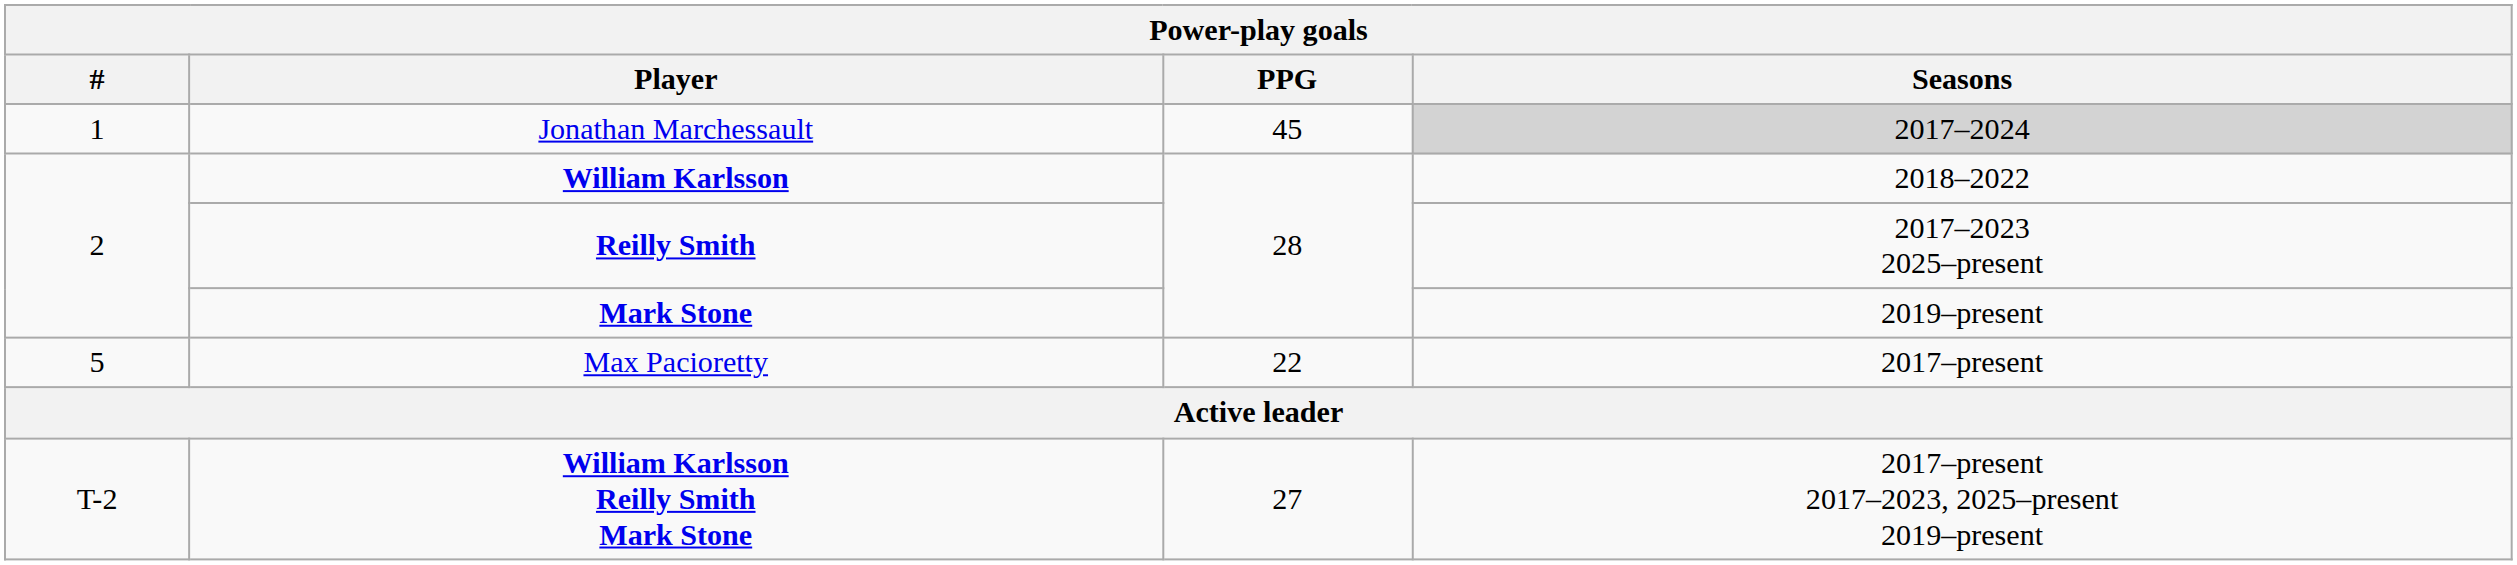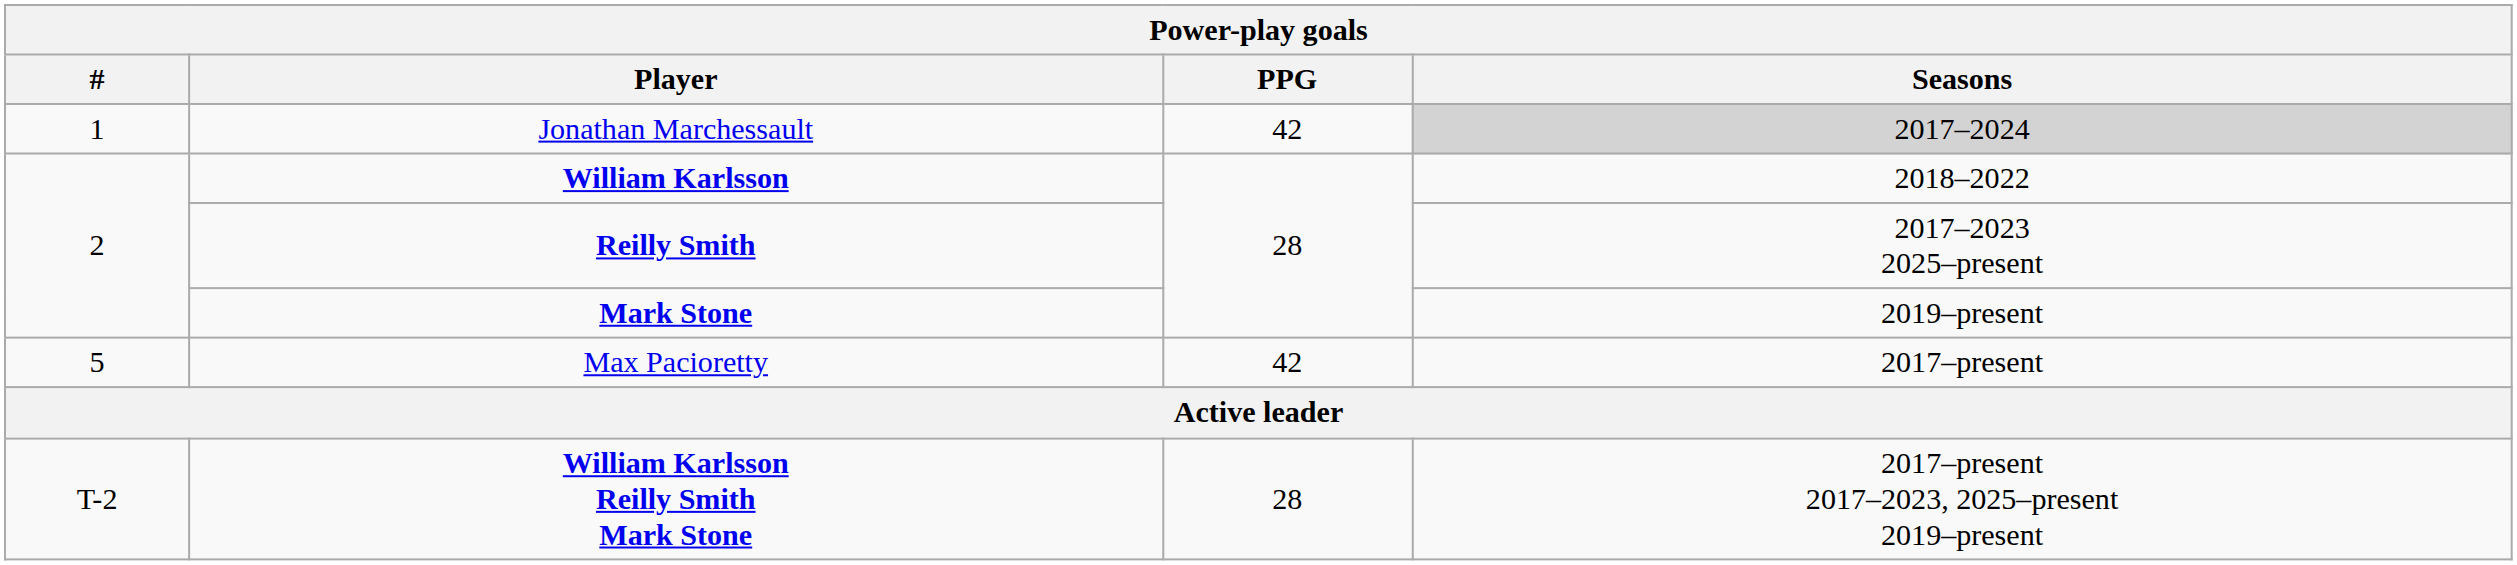(1287, 128) 45 -> (1287, 128) 42
(1287, 362) 22 -> (1287, 362) 42
(1287, 497) 27 -> (1287, 497) 28
